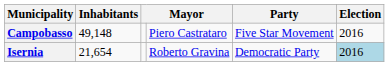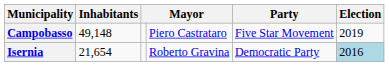(351, 33) 2016 -> (351, 33) 2019
